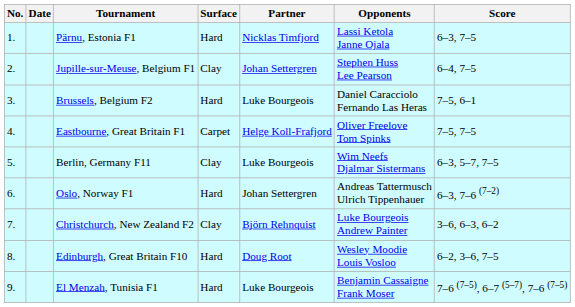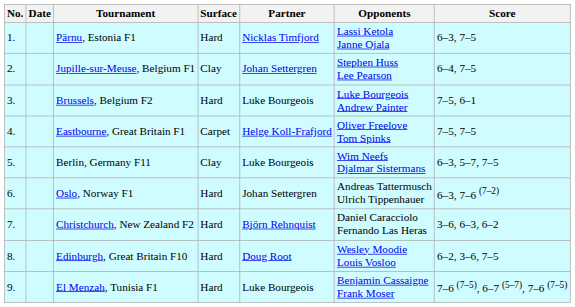(382, 99) Daniel Caracciolo Fernando Las Heras -> (373, 99) Luke Bourgeois Andrew Painter
(211, 224) Clay -> (212, 224) Hard
(373, 224) Luke Bourgeois Andrew Painter -> (382, 224) Daniel Caracciolo Fernando Las Heras
